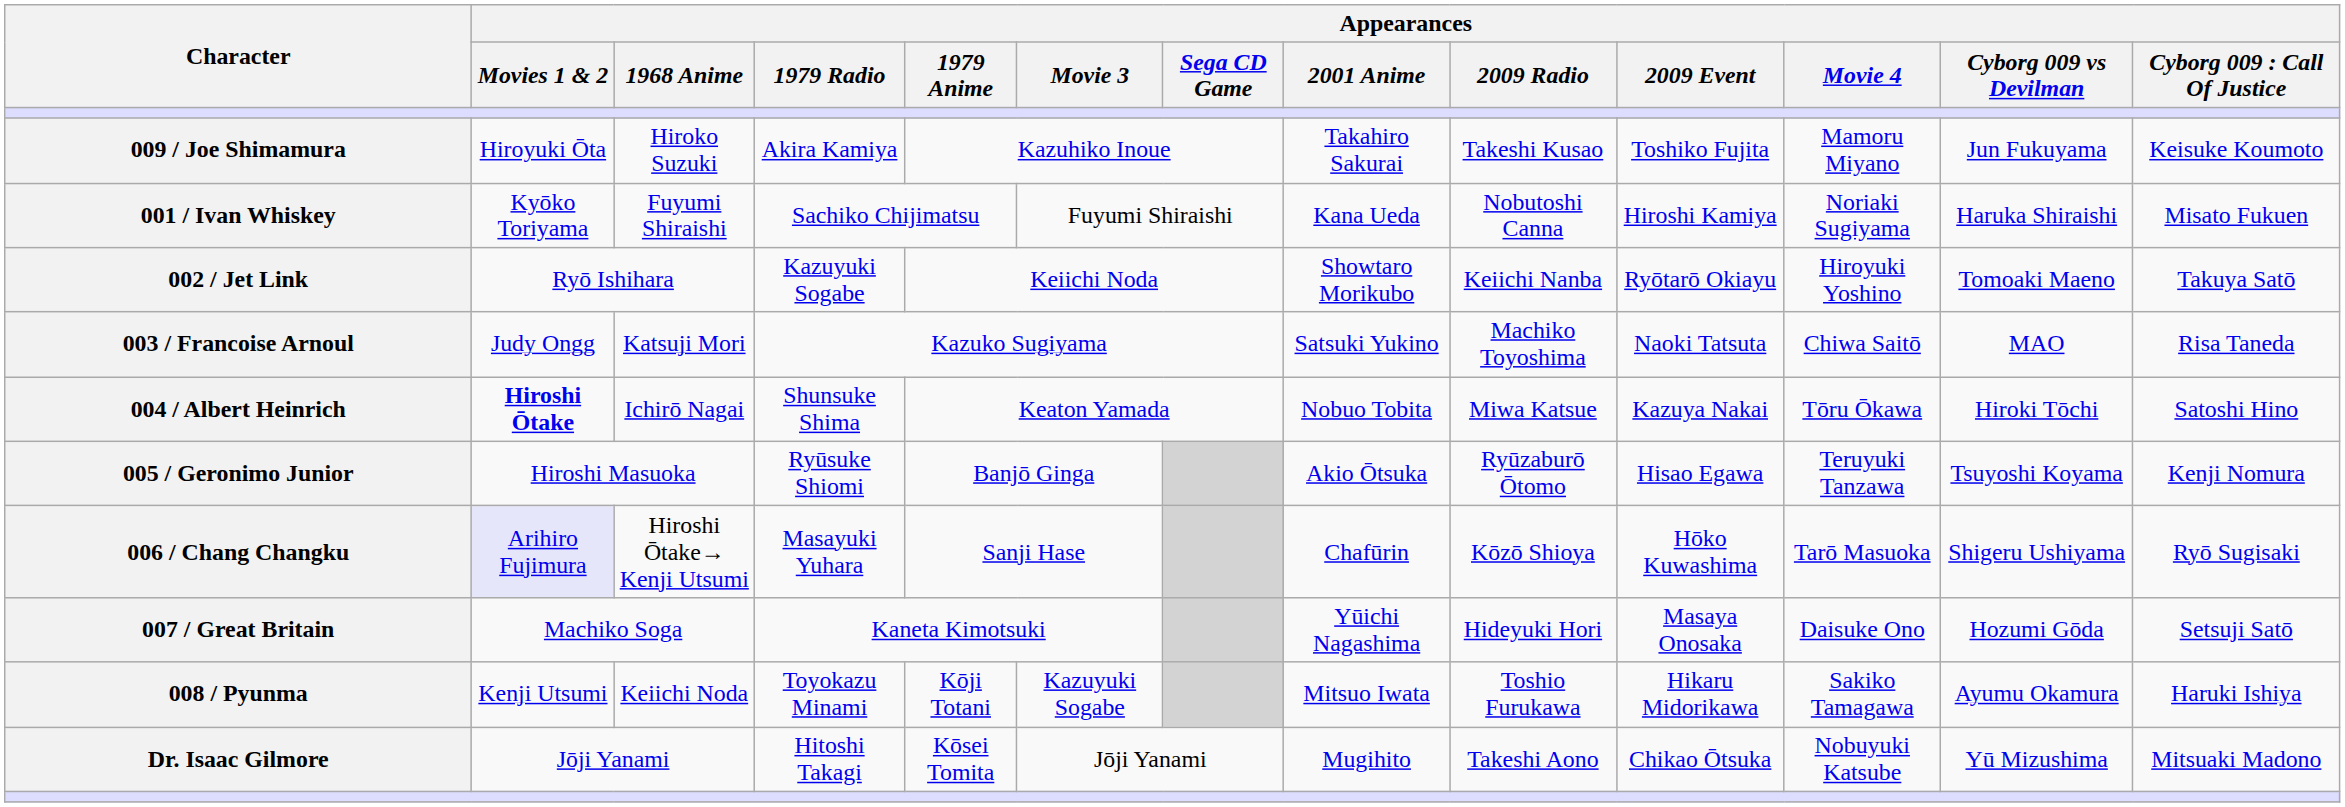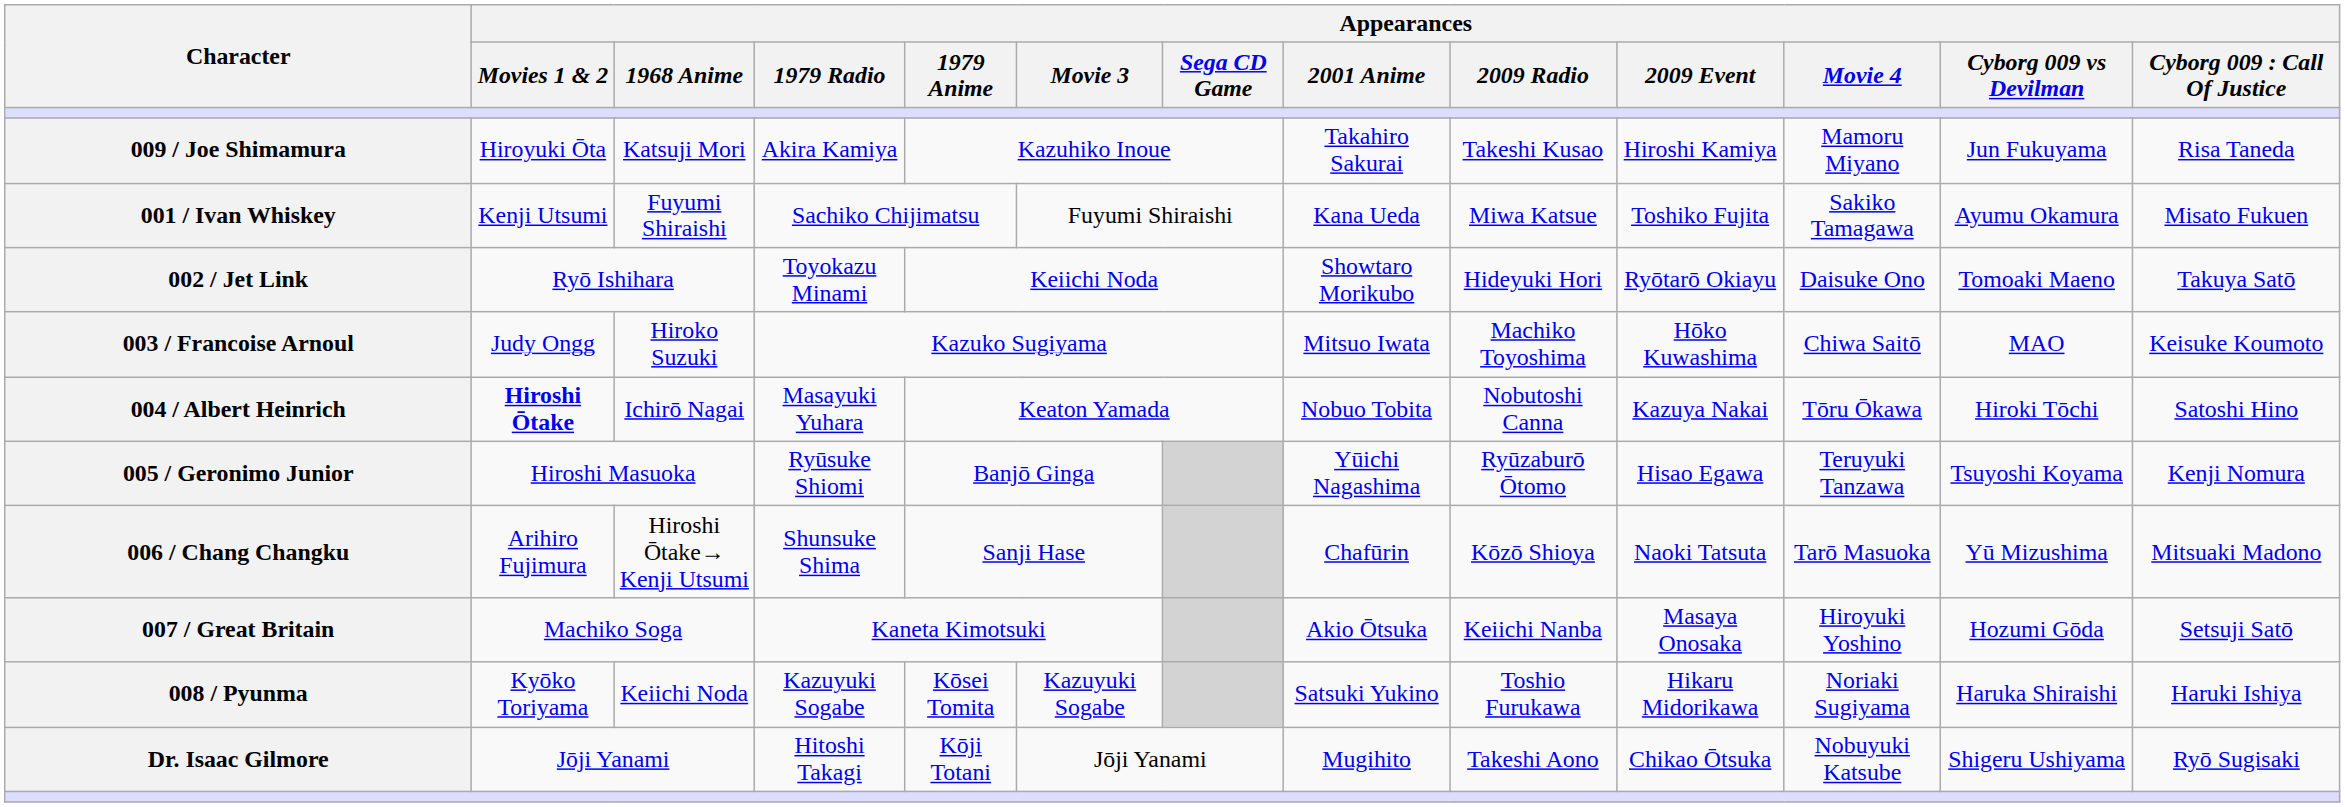(684, 150) Hiroko Suzuki -> (684, 150) Katsuji Mori
(1700, 150) Toshiko Fujita -> (1700, 150) Hiroshi Kamiya
(2236, 150) Keisuke Koumoto -> (2236, 150) Risa Taneda
(543, 214) Kyōko Toriyama -> (543, 214) Kenji Utsumi
(1533, 214) Nobutoshi Canna -> (1533, 214) Miwa Katsue
(1700, 214) Hiroshi Kamiya -> (1700, 214) Toshiko Fujita
(1862, 214) Noriaki Sugiyama -> (1862, 214) Sakiko Tamagawa
(2037, 214) Haruka Shiraishi -> (2037, 214) Ayumu Okamura
(830, 279) Kazuyuki Sogabe -> (830, 279) Toyokazu Minami
(1533, 279) Keiichi Nanba -> (1533, 279) Hideyuki Hori
(1862, 279) Hiroyuki Yoshino -> (1862, 279) Daisuke Ono
(684, 344) Katsuji Mori -> (684, 344) Hiroko Suzuki
(1367, 344) Satsuki Yukino -> (1367, 344) Mitsuo Iwata
(1700, 344) Naoki Tatsuta -> (1700, 344) Hōko Kuwashima
(2236, 344) Risa Taneda -> (2236, 344) Keisuke Koumoto
(830, 408) Shunsuke Shima -> (830, 408) Masayuki Yuhara
(1533, 408) Miwa Katsue -> (1533, 408) Nobutoshi Canna
(1367, 473) Akio Ōtsuka -> (1367, 473) Yūichi Nagashima
(543, 551) lavender background -> (543, 551) no background
(830, 551) Masayuki Yuhara -> (830, 551) Shunsuke Shima
(1700, 551) Hōko Kuwashima -> (1700, 551) Naoki Tatsuta
(2037, 551) Shigeru Ushiyama -> (2037, 551) Yū Mizushima
(2236, 551) Ryō Sugisaki -> (2236, 551) Mitsuaki Madono
(1367, 629) Yūichi Nagashima -> (1367, 629) Akio Ōtsuka
(1533, 629) Hideyuki Hori -> (1533, 629) Keiichi Nanba
(1862, 629) Daisuke Ono -> (1862, 629) Hiroyuki Yoshino
(543, 694) Kenji Utsumi -> (543, 694) Kyōko Toriyama
(830, 694) Toyokazu Minami -> (830, 694) Kazuyuki Sogabe
(961, 694) Kōji Totani -> (961, 694) Kōsei Tomita
(1367, 694) Mitsuo Iwata -> (1367, 694) Satsuki Yukino
(1862, 694) Sakiko Tamagawa -> (1862, 694) Noriaki Sugiyama
(2037, 694) Ayumu Okamura -> (2037, 694) Haruka Shiraishi
(961, 758) Kōsei Tomita -> (961, 758) Kōji Totani
(2037, 758) Yū Mizushima -> (2037, 758) Shigeru Ushiyama
(2236, 758) Mitsuaki Madono -> (2236, 758) Ryō Sugisaki
